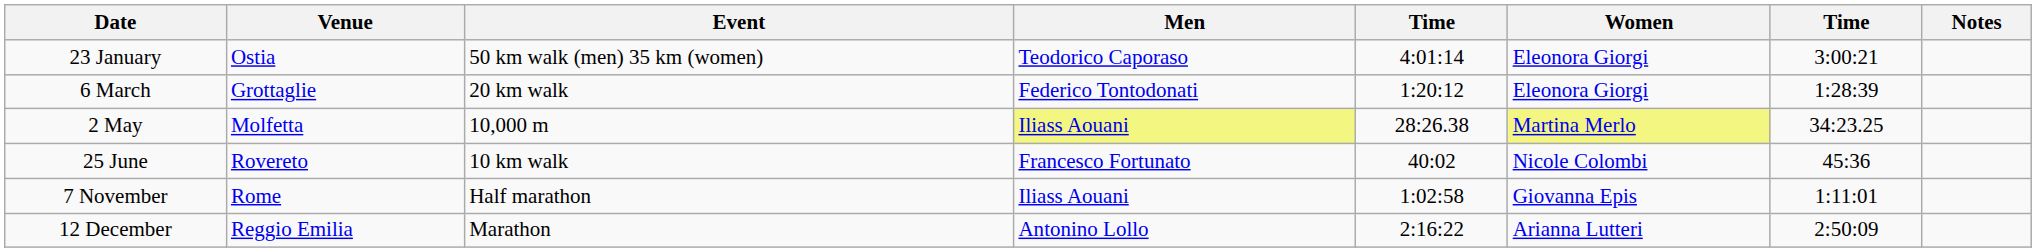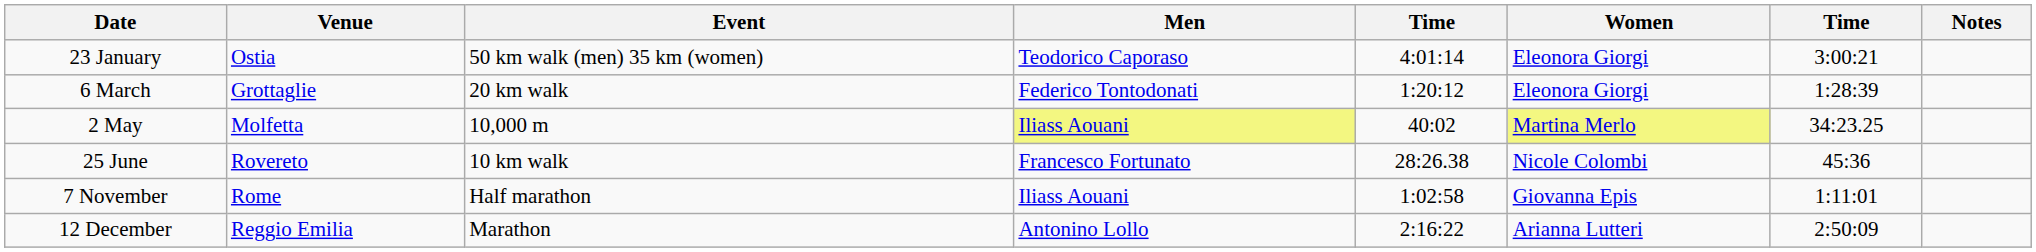(1432, 126) 28:26.38 -> (1432, 126) 40:02
(1432, 160) 40:02 -> (1432, 160) 28:26.38
